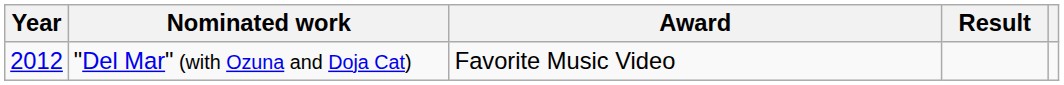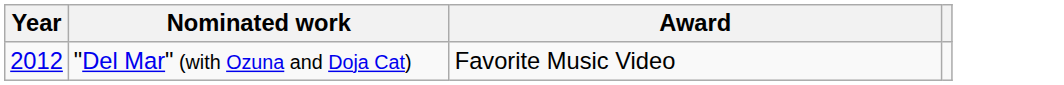- column: (995, 23)
